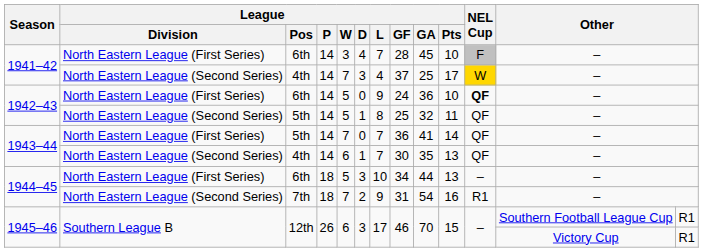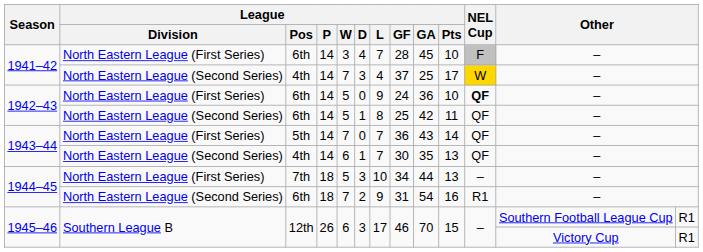(301, 116) 5th -> (301, 116) 6th
(426, 116) 32 -> (426, 116) 42
(426, 136) 41 -> (426, 136) 43
(301, 176) 6th -> (301, 176) 7th
(301, 197) 7th -> (301, 197) 6th
